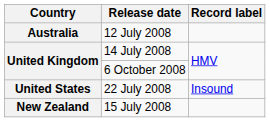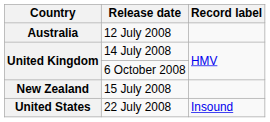rows swapped: (138, 107) <-> (138, 88)
